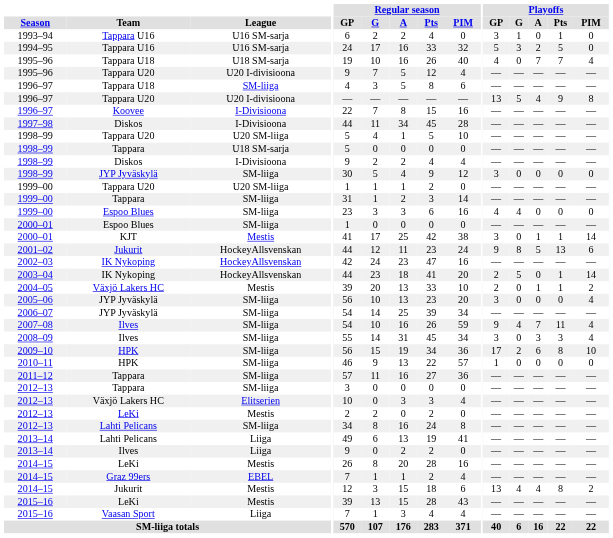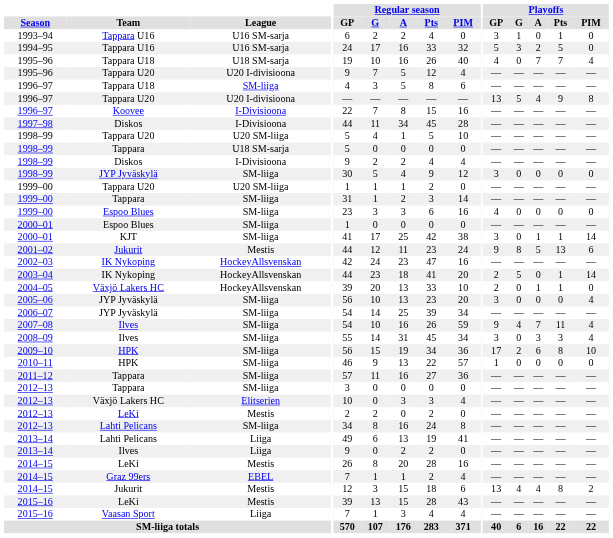(519, 212) 4 -> (519, 212) 0
(261, 237) Mestis -> (261, 237) SM-liiga
(261, 249) HockeyAllsvenskan -> (261, 249) Mestis
(261, 287) Mestis -> (261, 287) HockeyAllsvenskan
(591, 287) 2 -> (591, 287) 0
